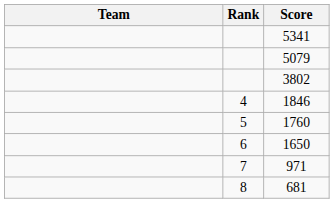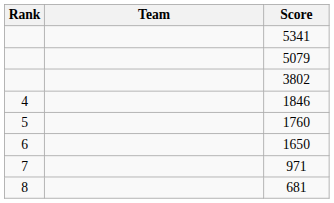columns swapped: (243, 15) <-> (114, 15)
